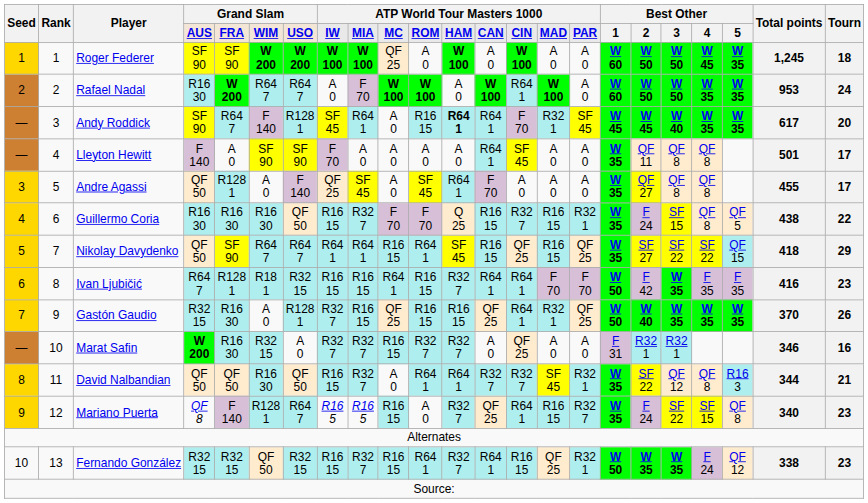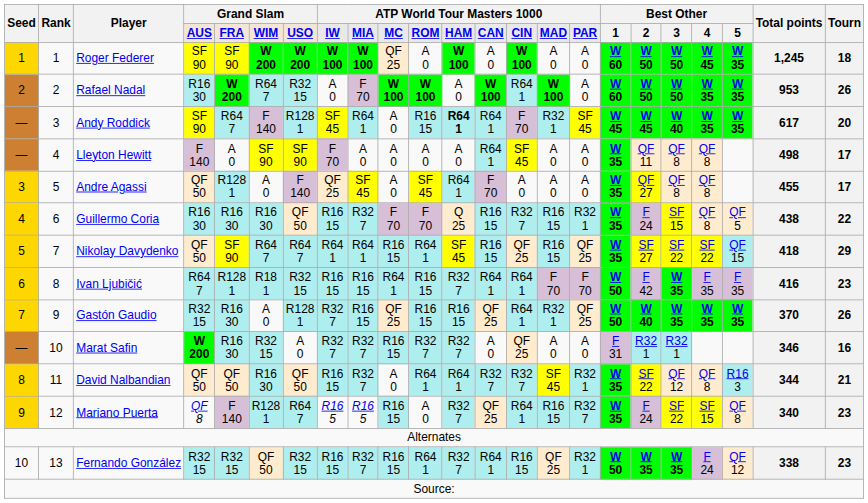(300, 91) R64 7 -> (300, 91) R32 15
(845, 91) 24 -> (845, 91) 26
(789, 155) 501 -> (789, 155) 498
